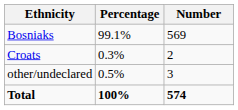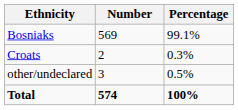columns swapped: (199, 14) <-> (130, 14)
